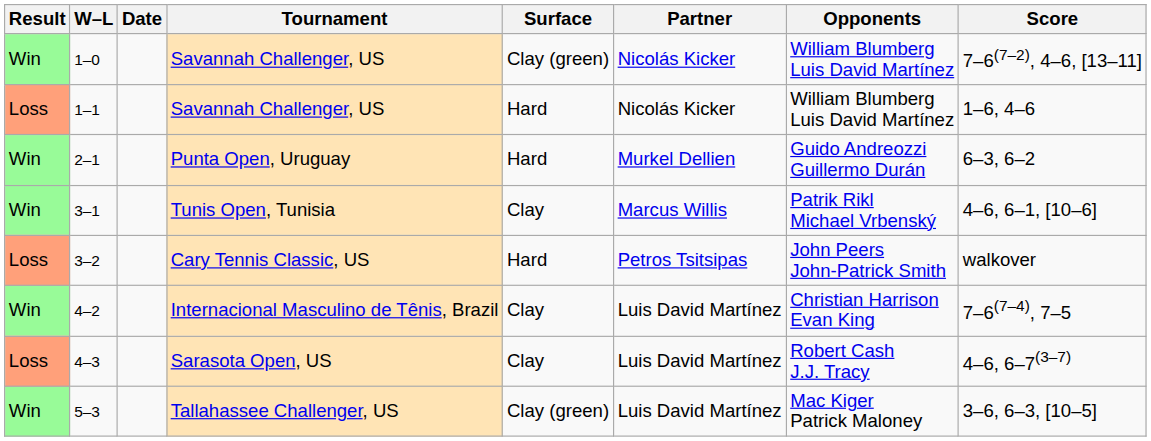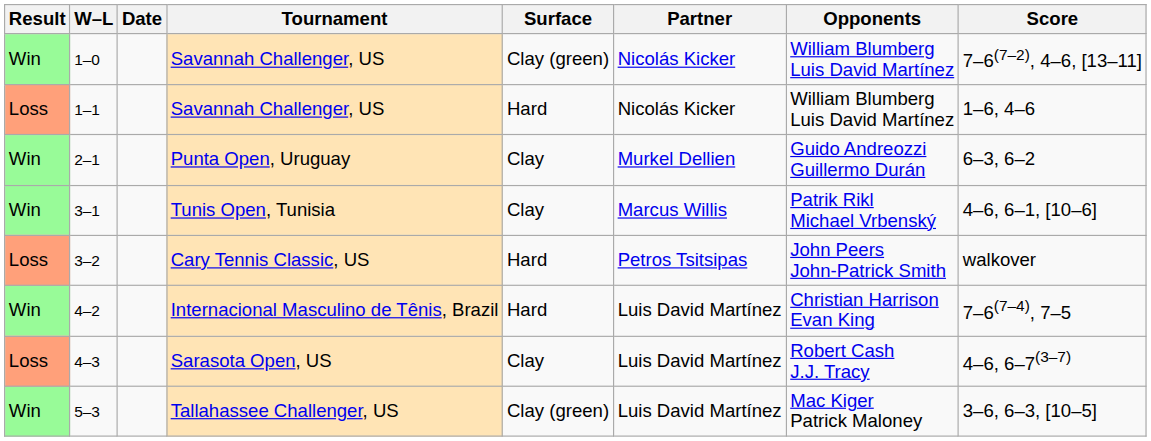(527, 159) Hard -> (526, 159) Clay
(526, 310) Clay -> (527, 310) Hard
